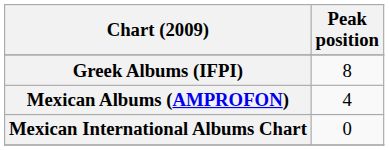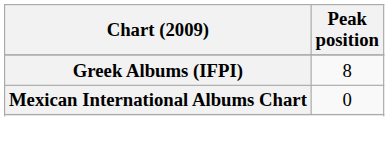- row: (158, 99)
